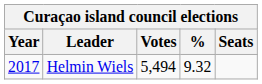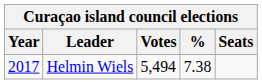(198, 66) 9.32 -> (198, 66) 7.38
